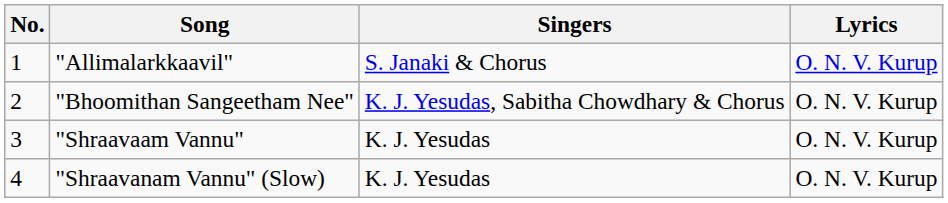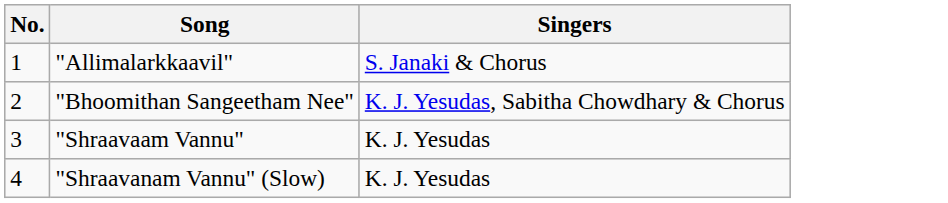- column: (866, 23)
